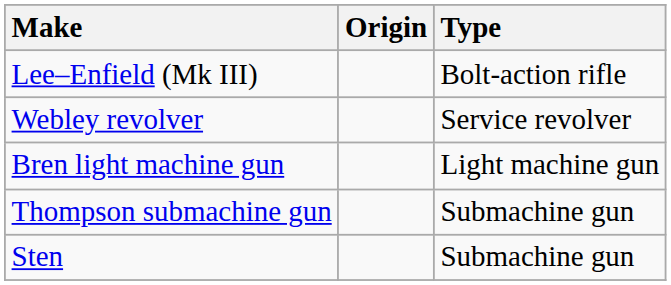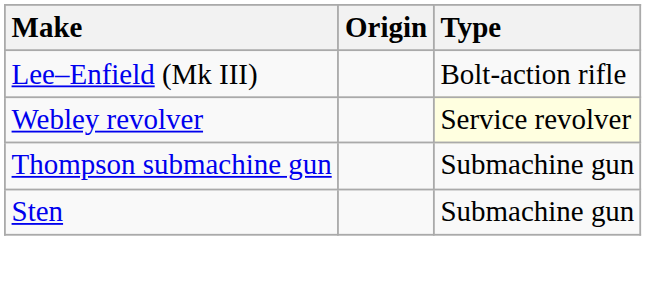(536, 119) no background -> (536, 119) lightyellow background
- row: (148, 165)
